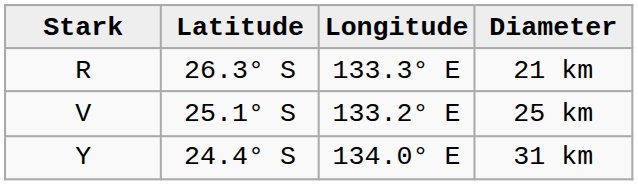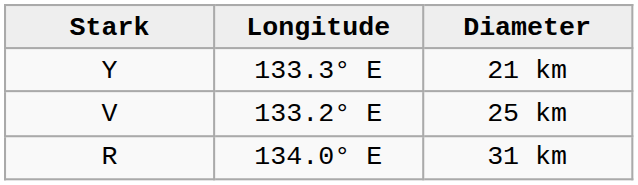- column: (240, 27)
(83, 70) R -> (109, 70) Y
(83, 157) Y -> (109, 157) R
